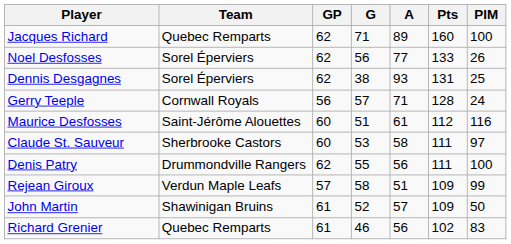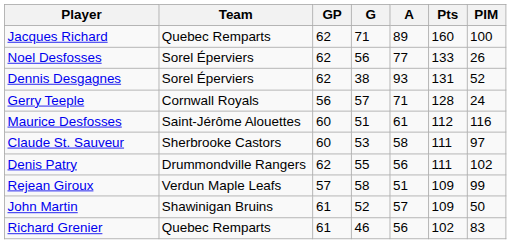(478, 79) 25 -> (478, 79) 52
(481, 164) 100 -> (481, 164) 102
